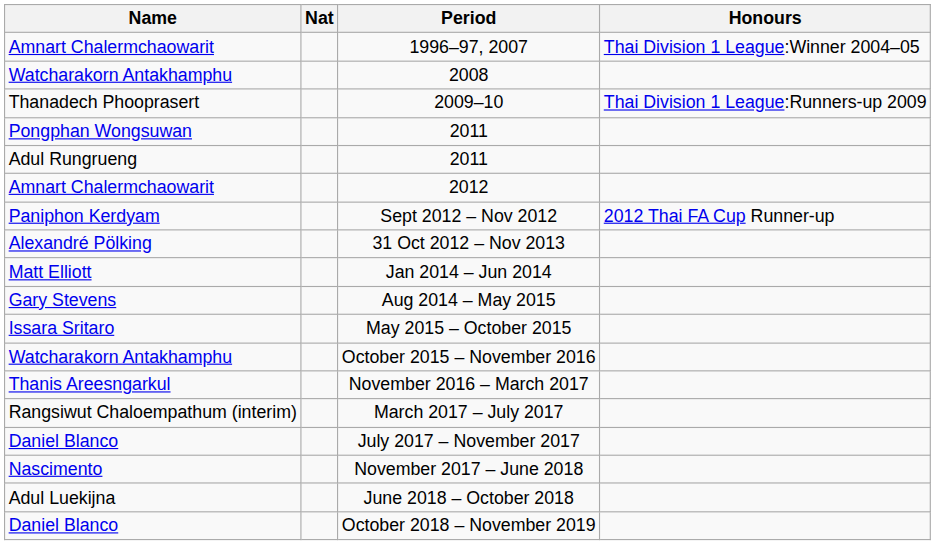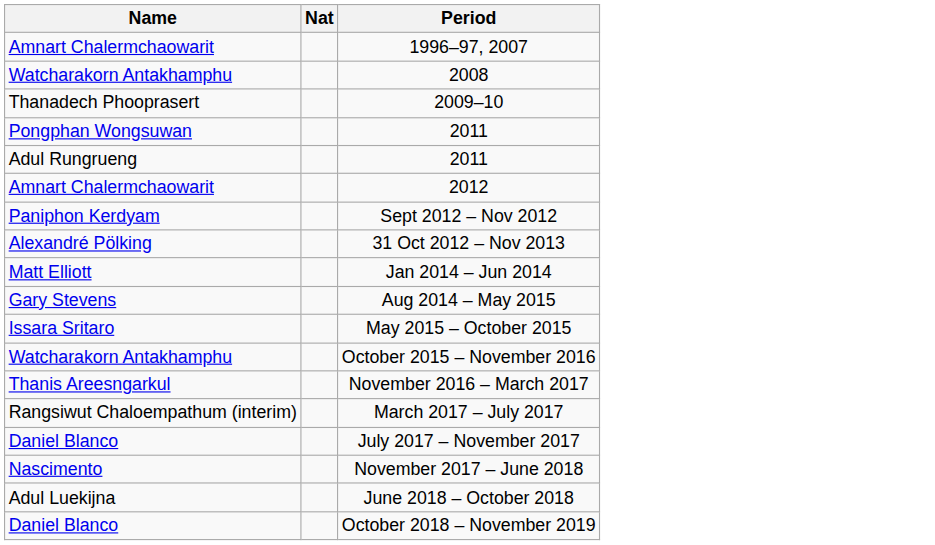- column: (765, 18)
